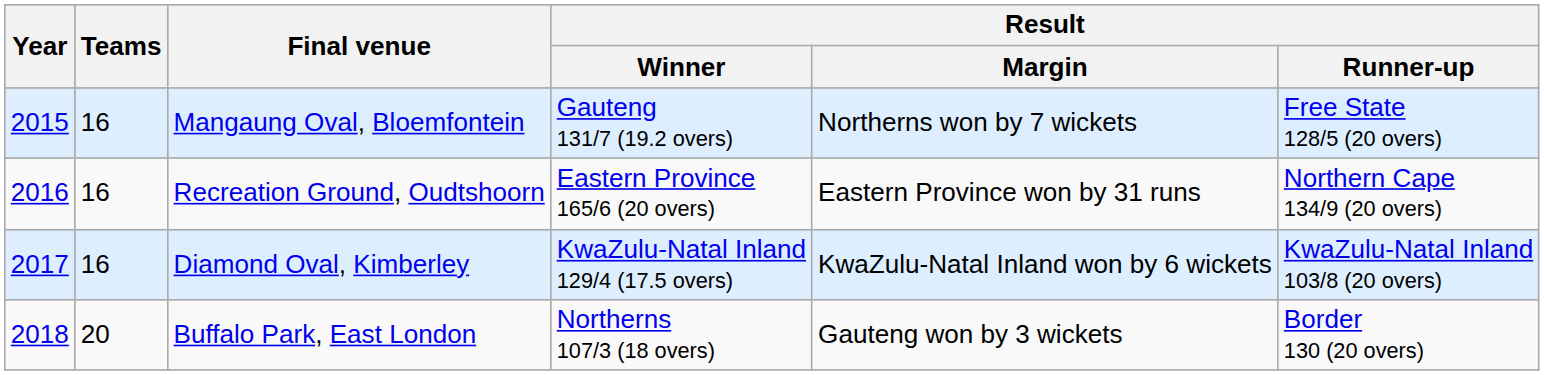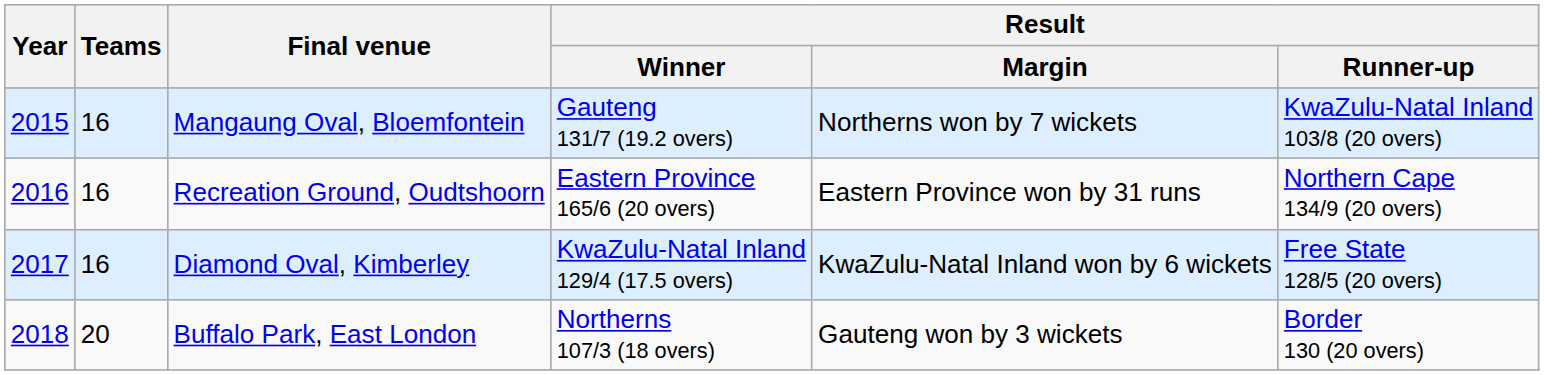(1363, 122) Free State 128/5 (20 overs) -> (1409, 122) KwaZulu-Natal Inland 103/8 (20 overs)
(1409, 263) KwaZulu-Natal Inland 103/8 (20 overs) -> (1363, 263) Free State 128/5 (20 overs)
